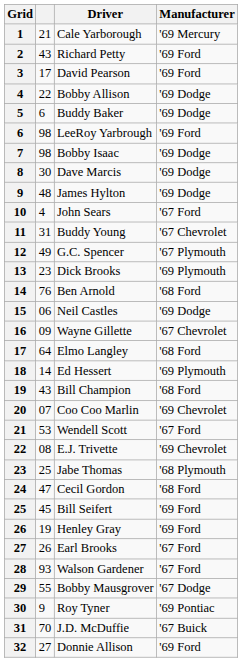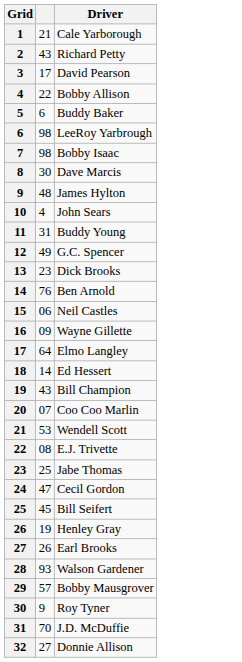- column: (197, 14)
(45, 588) 55 -> (45, 588) 57
